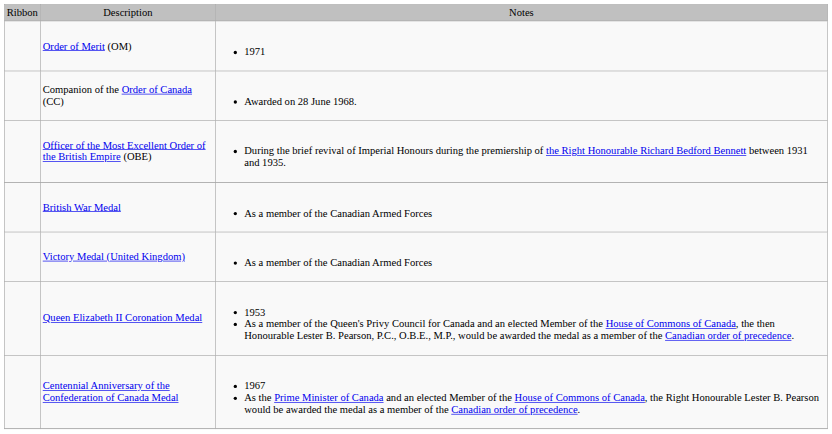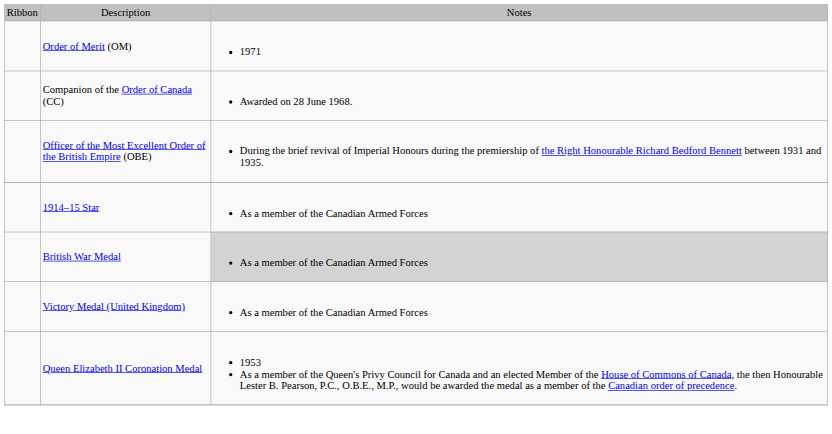+ row: (71, 207)
(521, 213) no background -> (519, 263) lightgrey background
- row: (111, 392)
